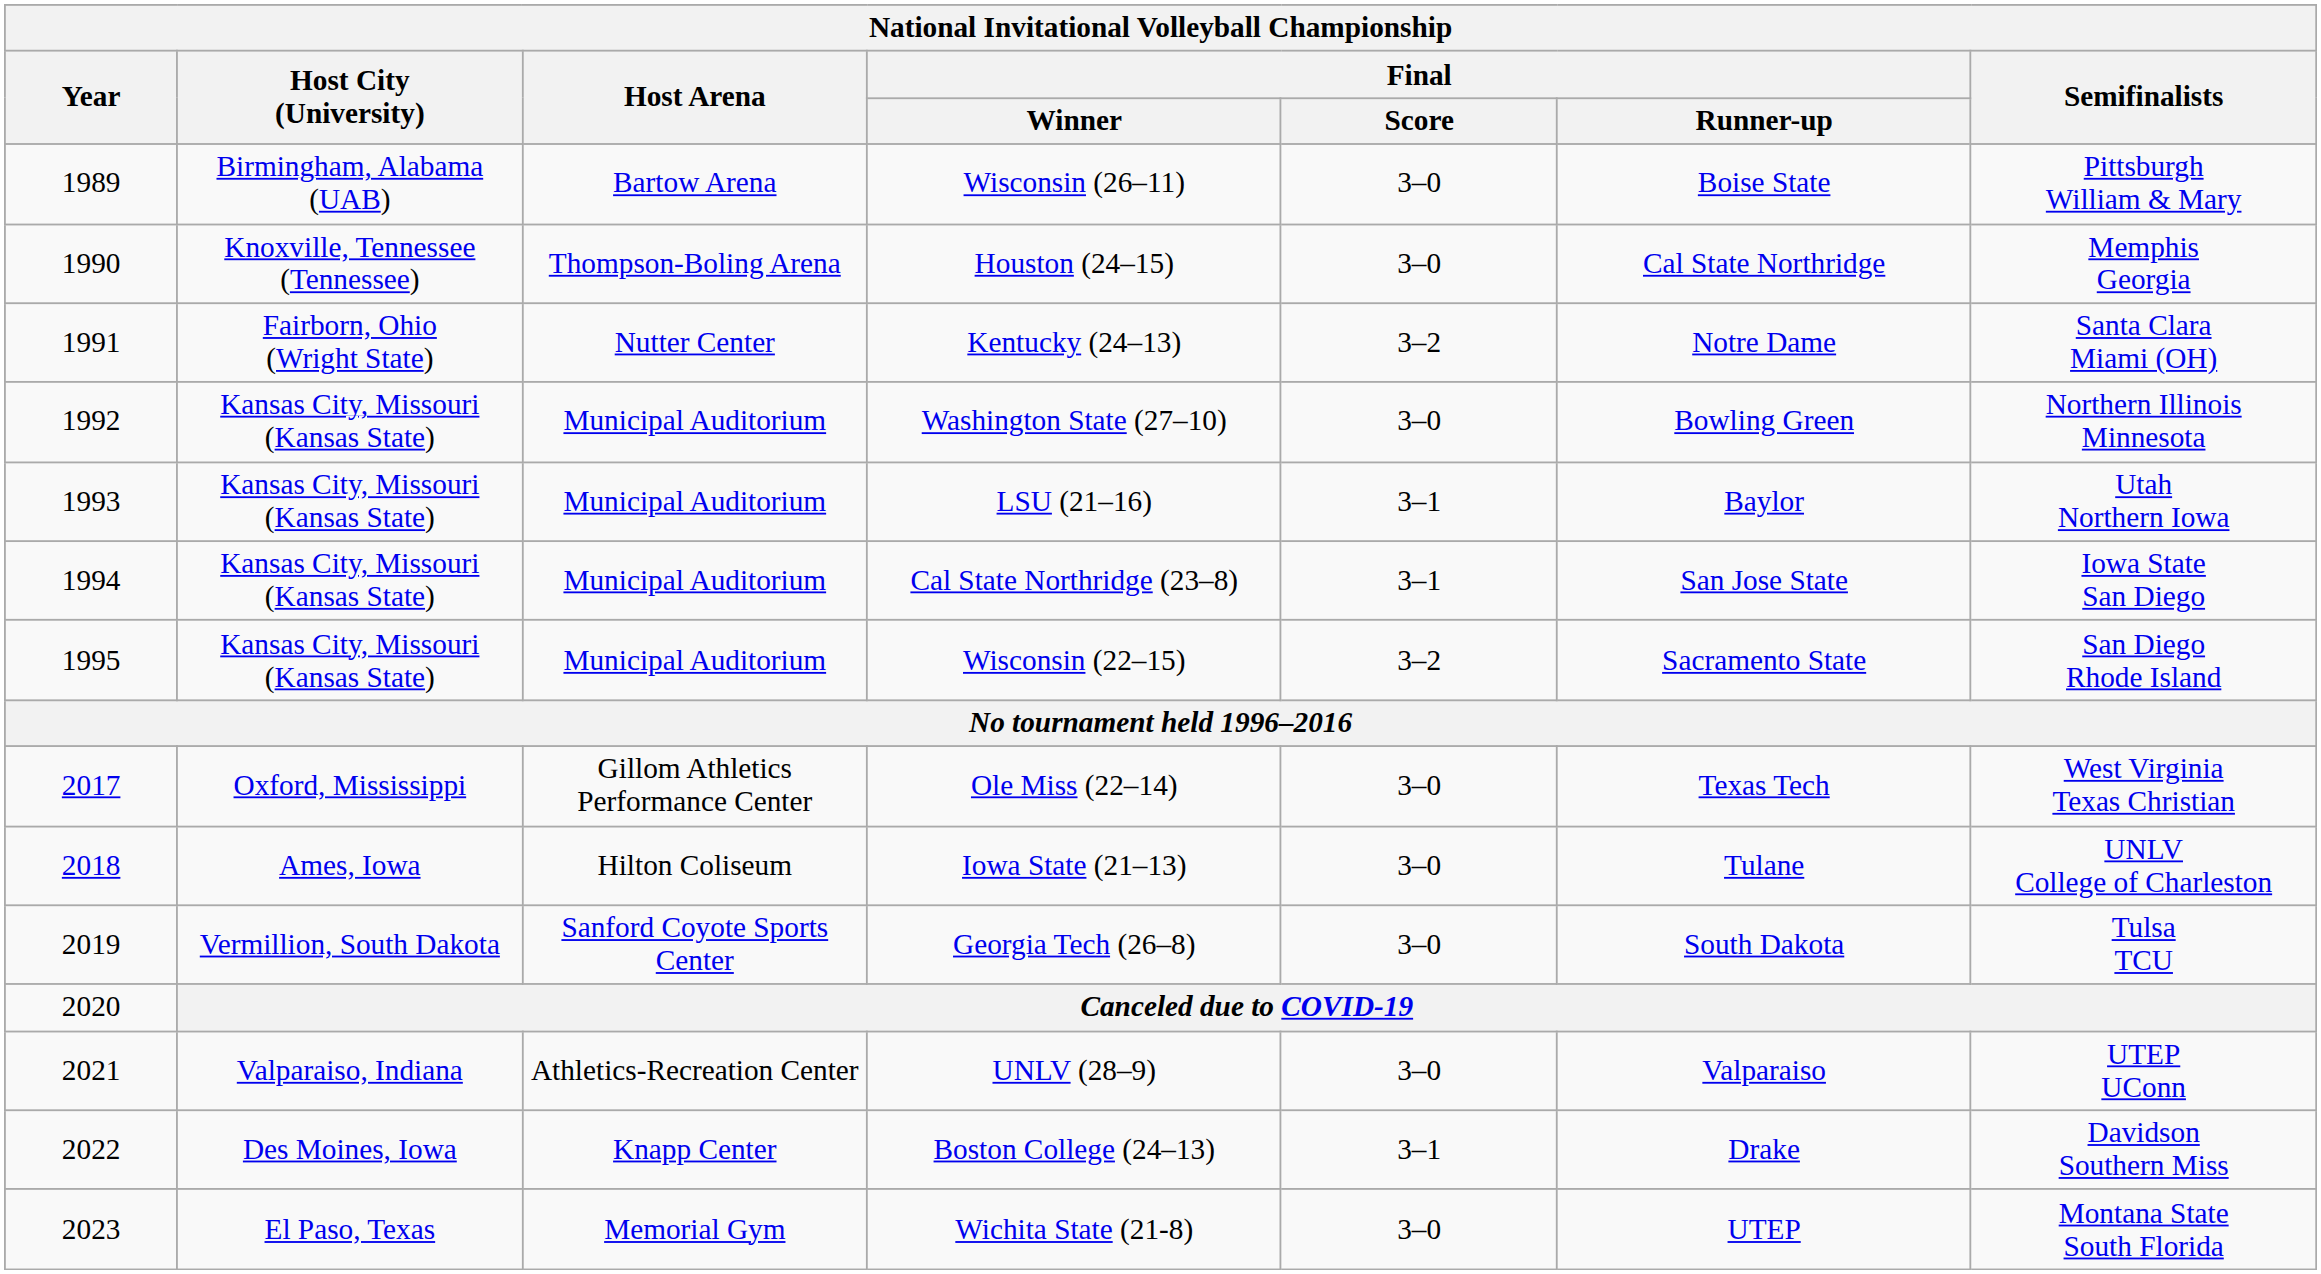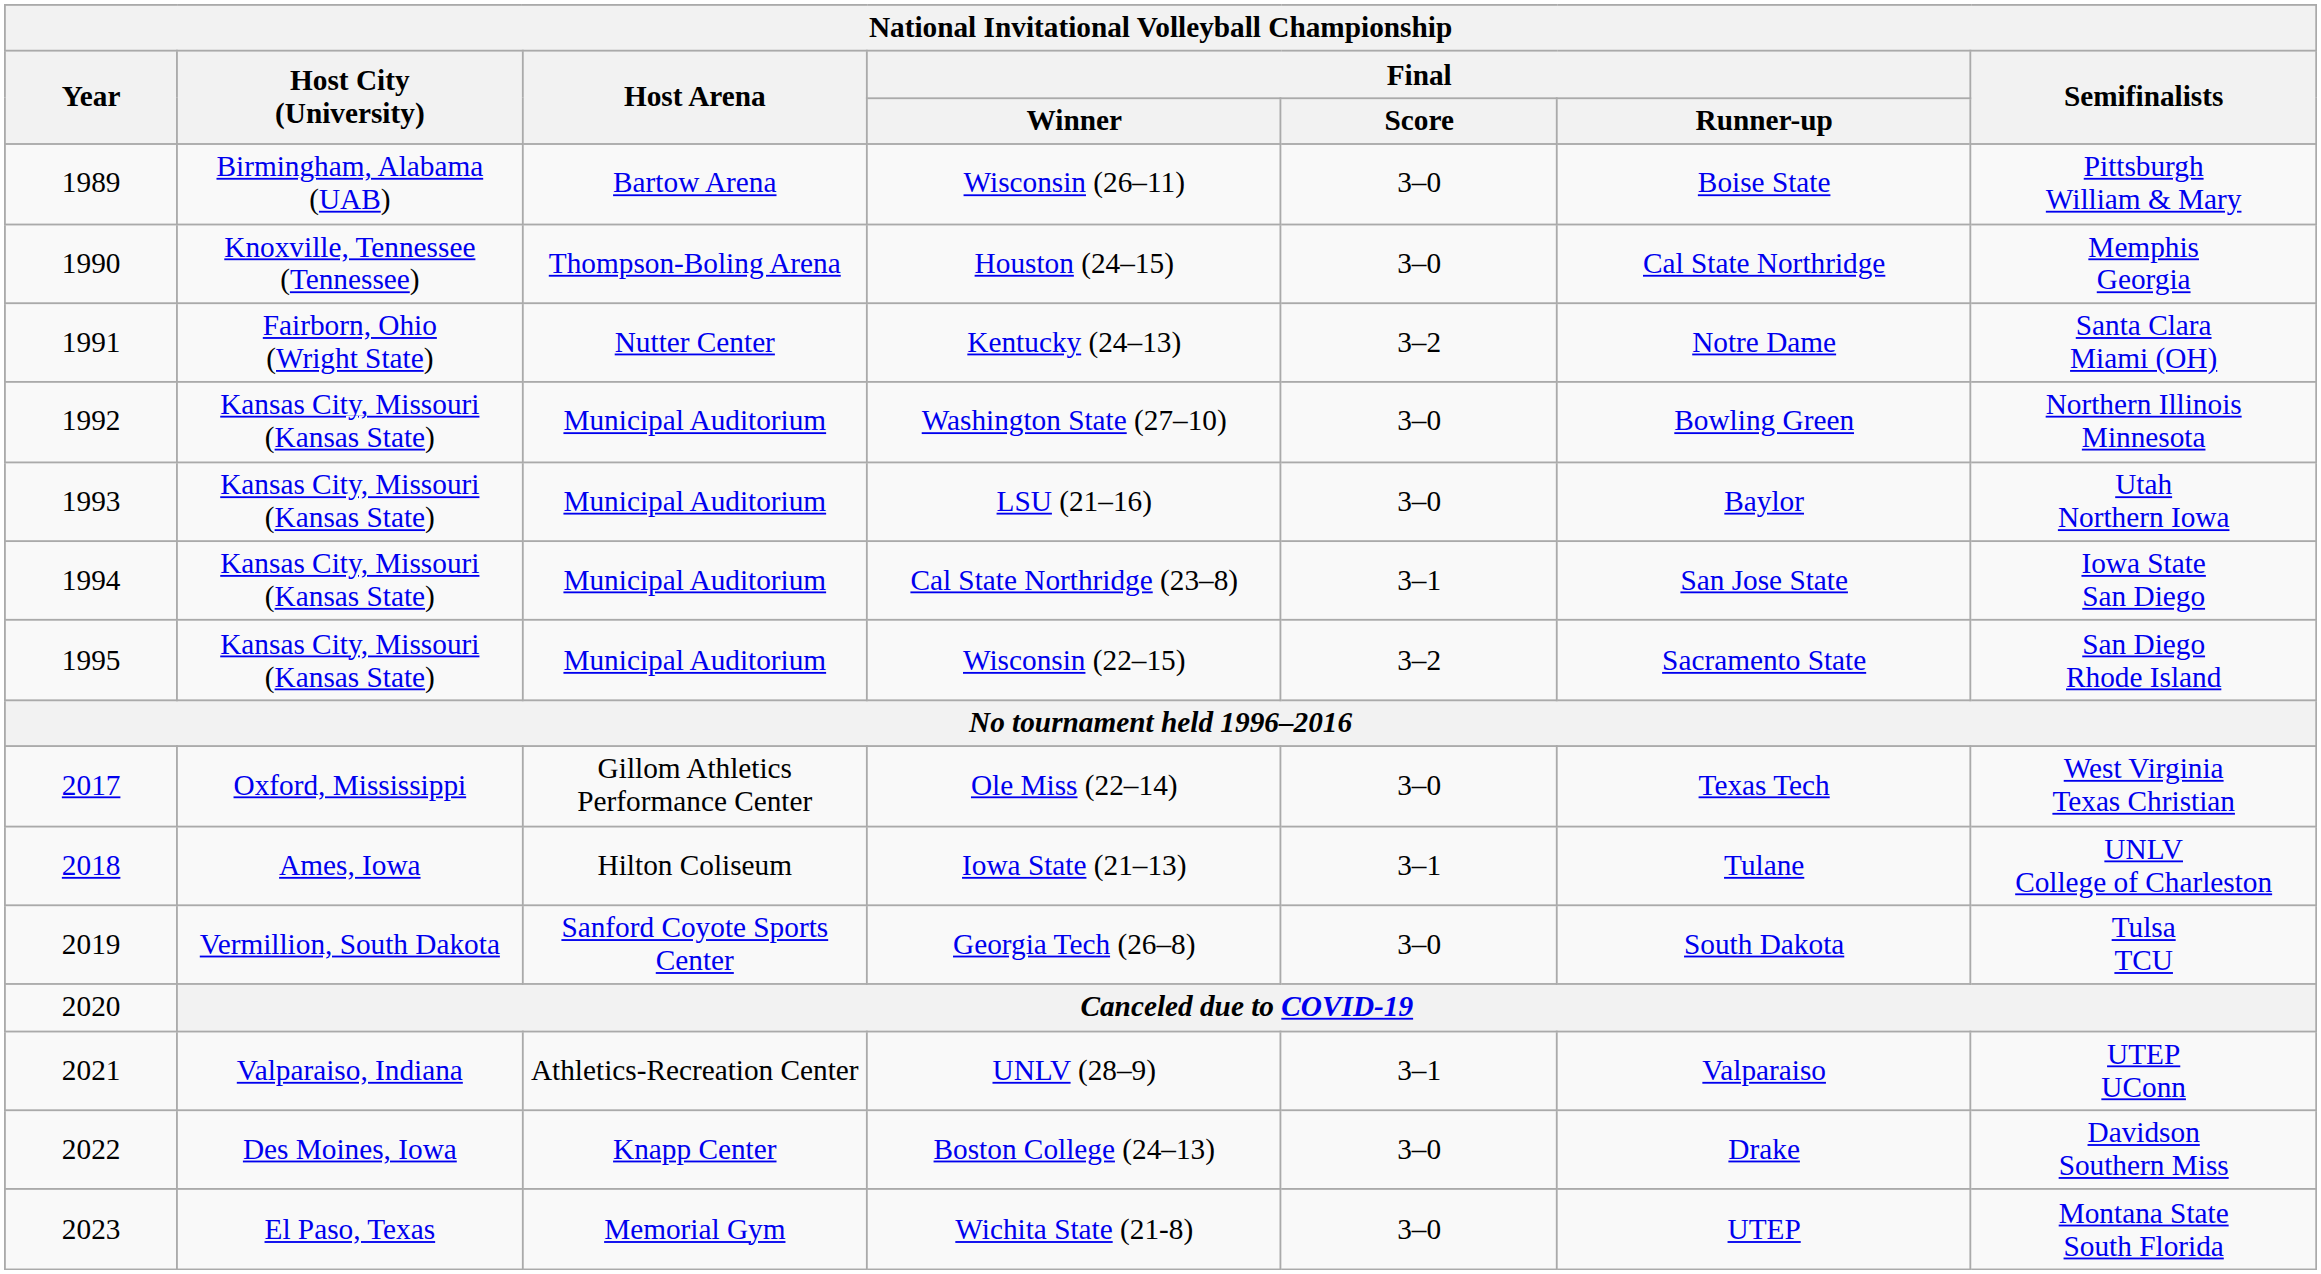(1419, 501) 3–1 -> (1419, 501) 3–0
(1419, 864) 3–0 -> (1419, 864) 3–1
(1419, 1070) 3–0 -> (1419, 1070) 3–1
(1419, 1149) 3–1 -> (1419, 1149) 3–0
